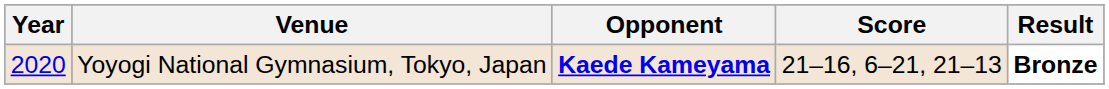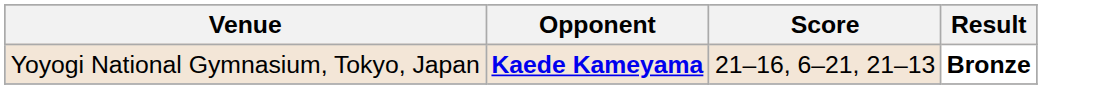- column: (38, 25)
